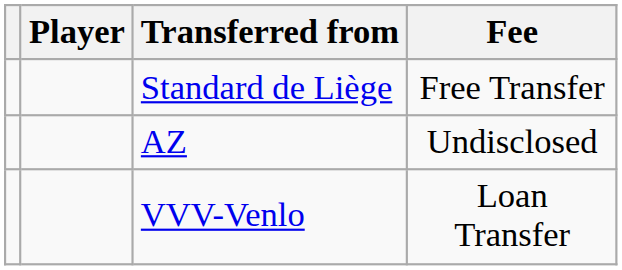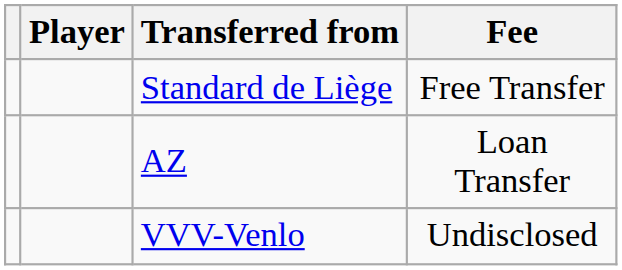(512, 141) Undisclosed -> (512, 160) Loan Transfer
(512, 215) Loan Transfer -> (512, 235) Undisclosed
